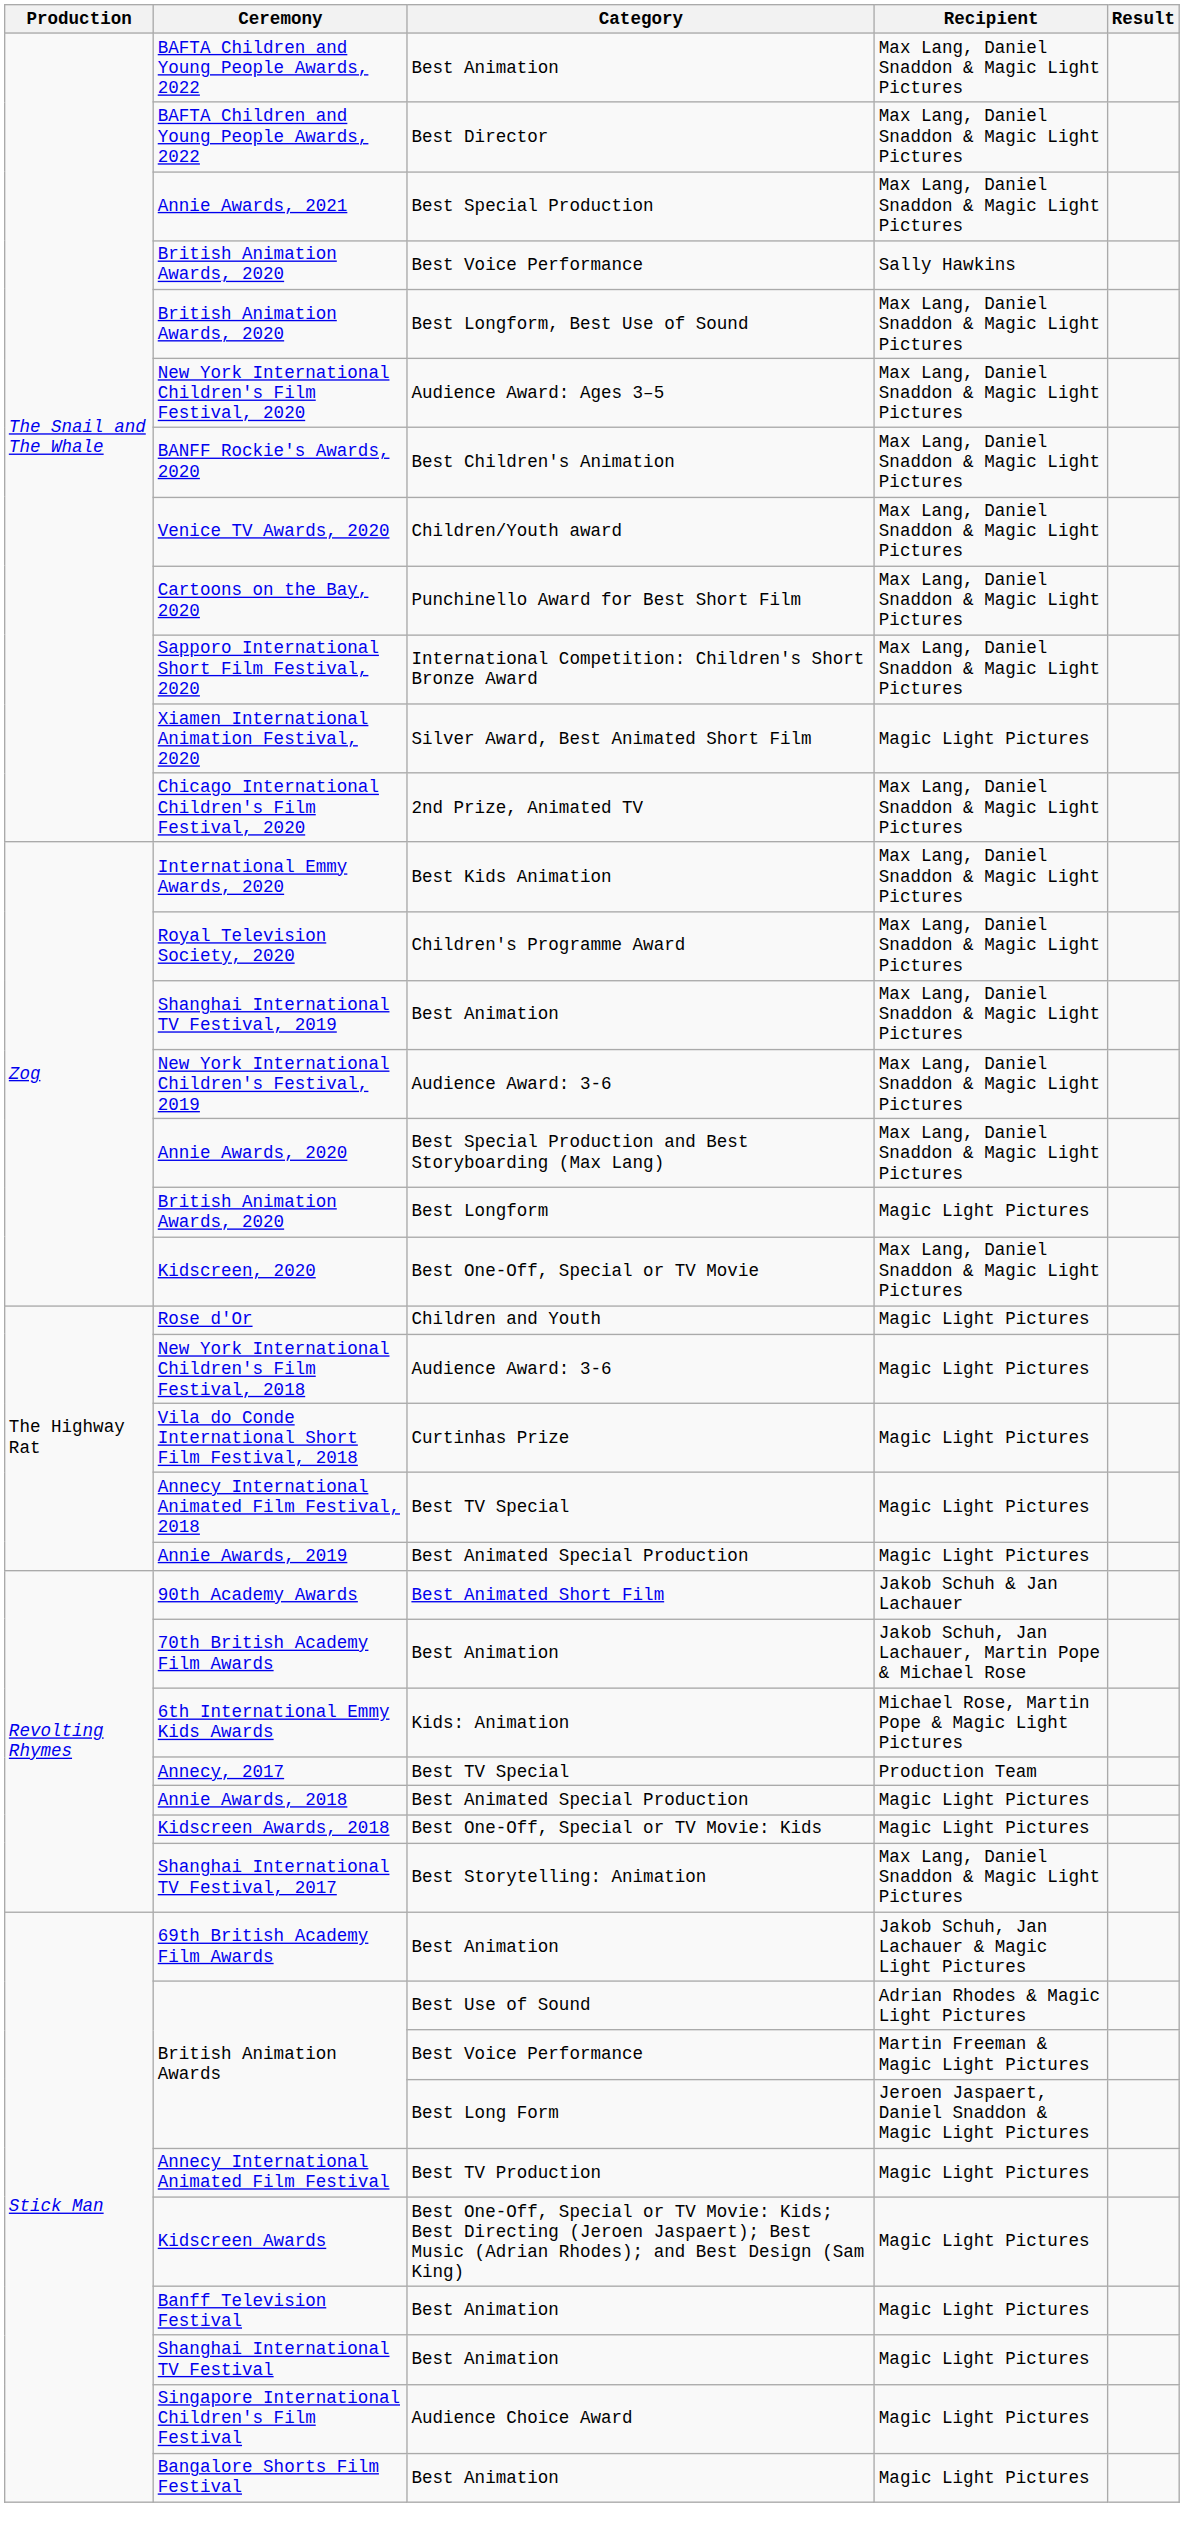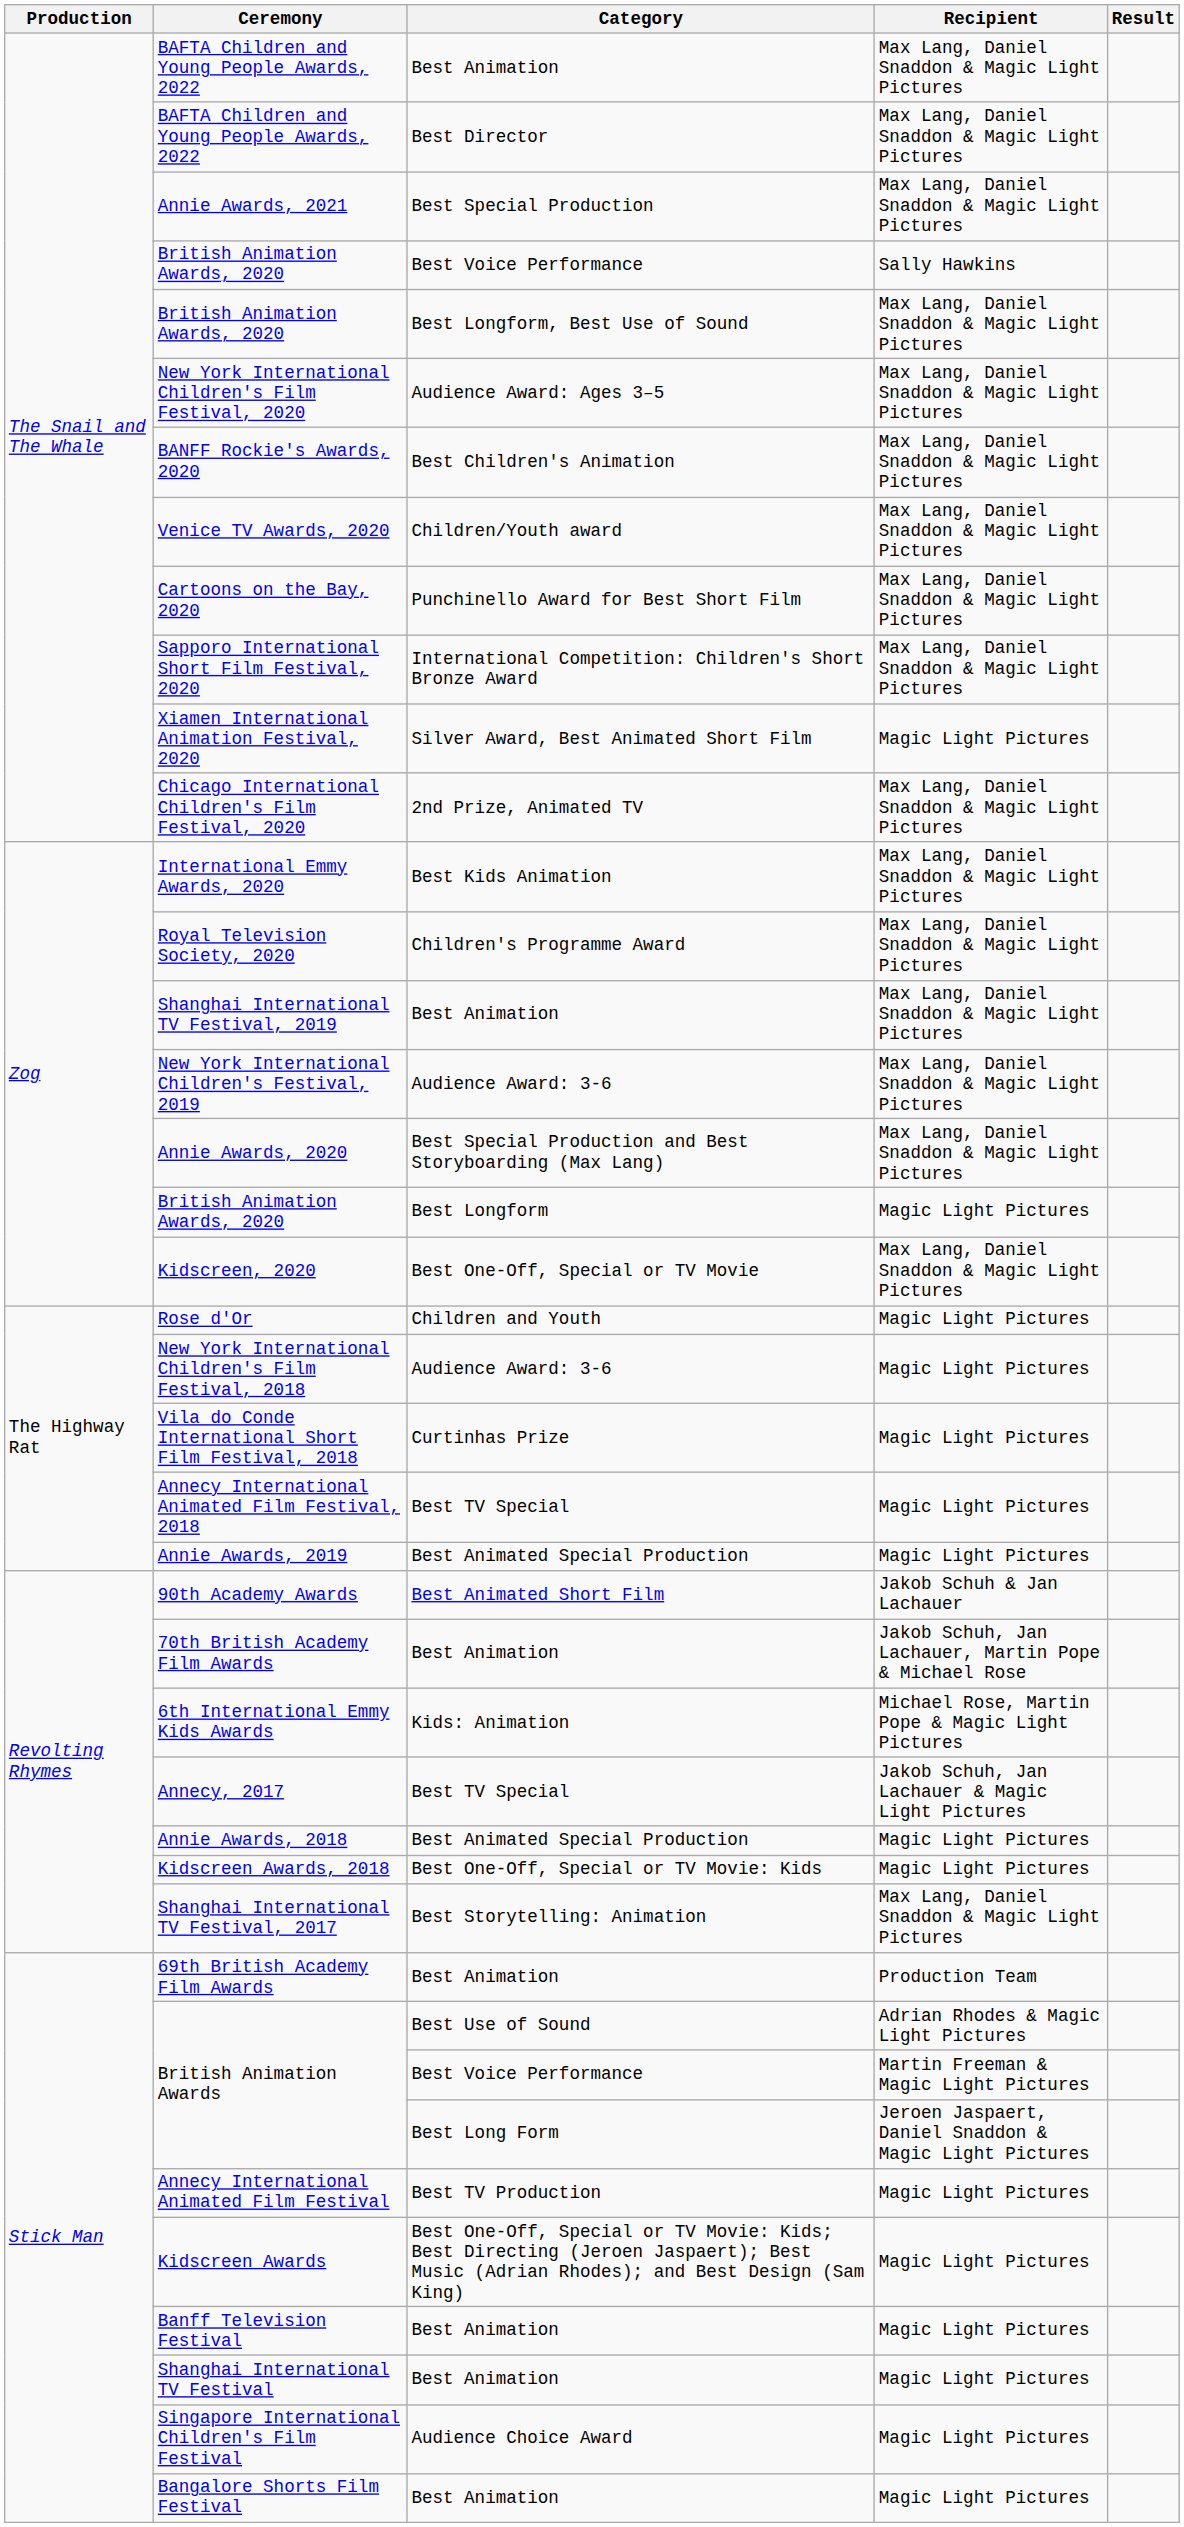(958, 1772) Production Team -> (963, 1792) Jakob Schuh, Jan Lachauer & Magic Light Pictures
(963, 1947) Jakob Schuh, Jan Lachauer & Magic Light Pictures -> (958, 1977) Production Team
